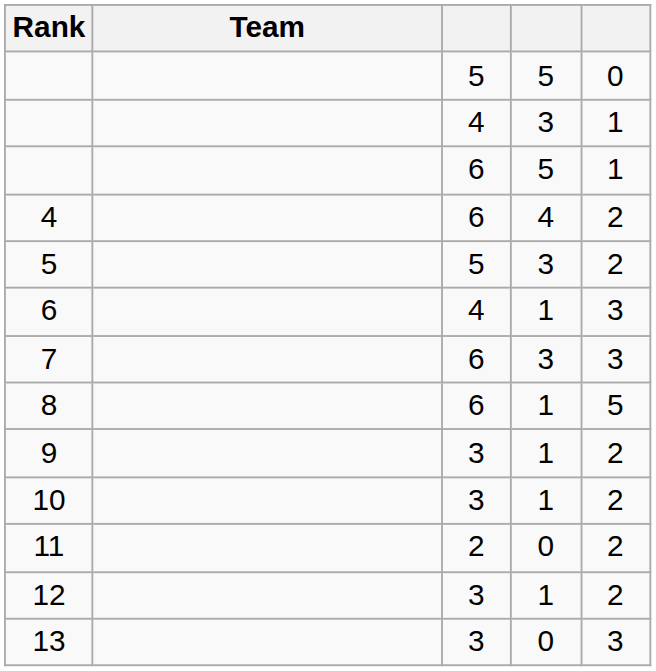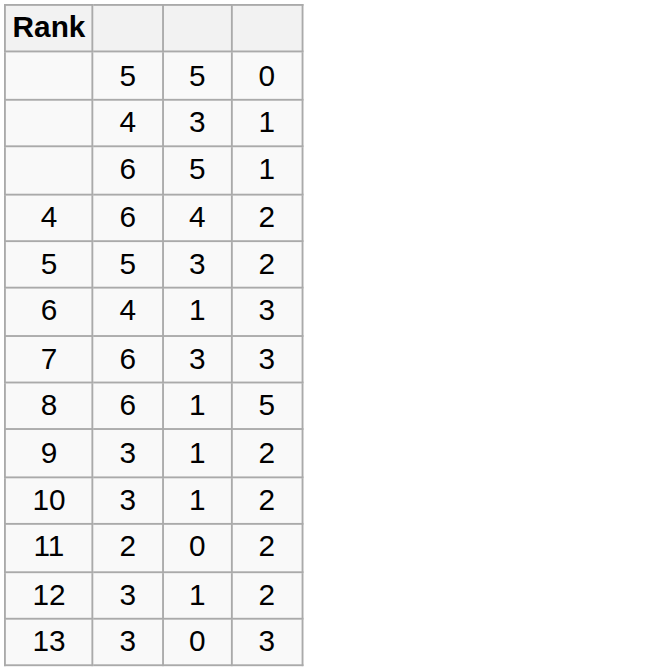- column: (267, 28)
